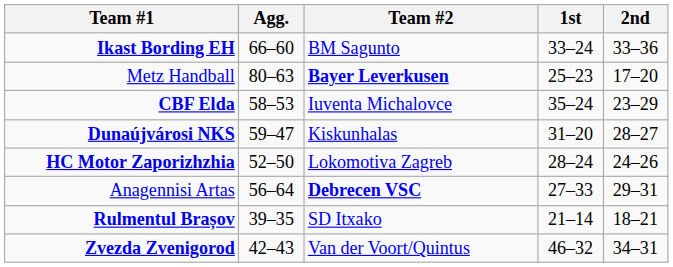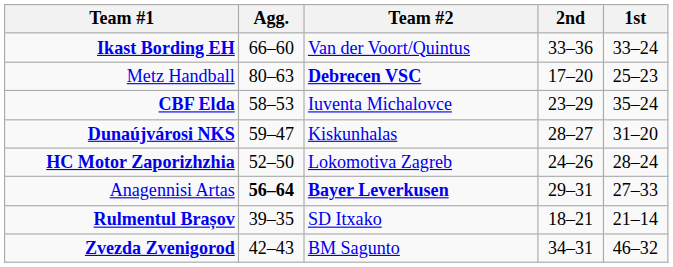columns swapped: (570, 18) <-> (635, 18)
(354, 47) BM Sagunto -> (389, 47) Van der Voort/Quintus
(378, 76) Bayer Leverkusen -> (365, 76) Debrecen VSC
(271, 190) normal -> (271, 190) bold
(365, 190) Debrecen VSC -> (378, 190) Bayer Leverkusen
(389, 248) Van der Voort/Quintus -> (354, 248) BM Sagunto
